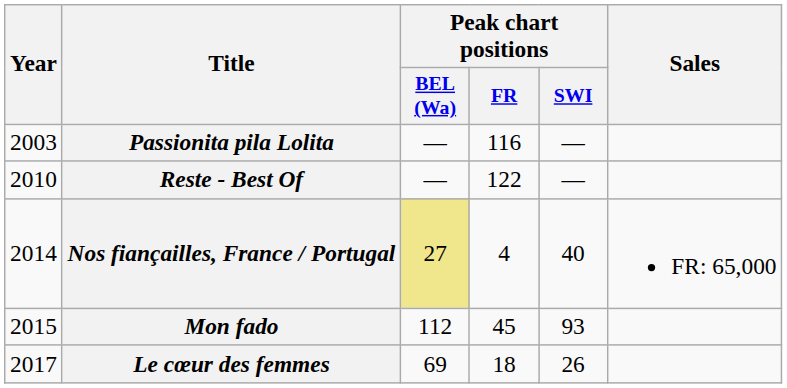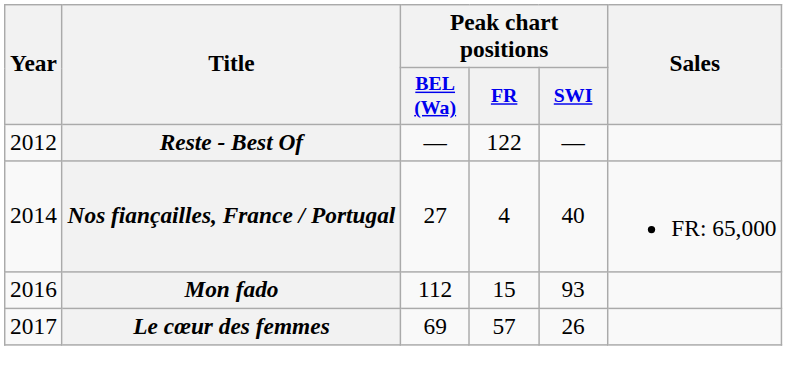- row: (231, 142)
(33, 179) 2010 -> (33, 142) 2012
(435, 253) khaki background -> (435, 216) no background
(33, 326) 2015 -> (33, 289) 2016
(504, 326) 45 -> (504, 289) 15
(504, 363) 18 -> (504, 326) 57
